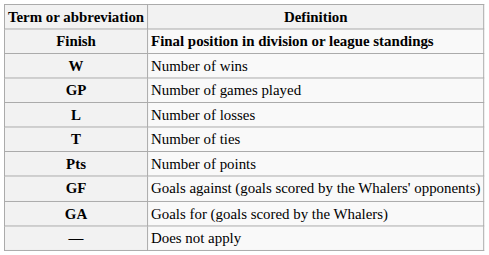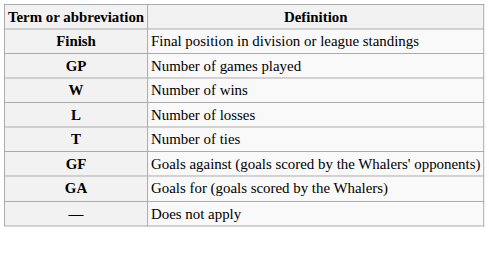(292, 41) bold -> (285, 41) normal
rows swapped: (76, 90) <-> (76, 66)
- row: (76, 164)
